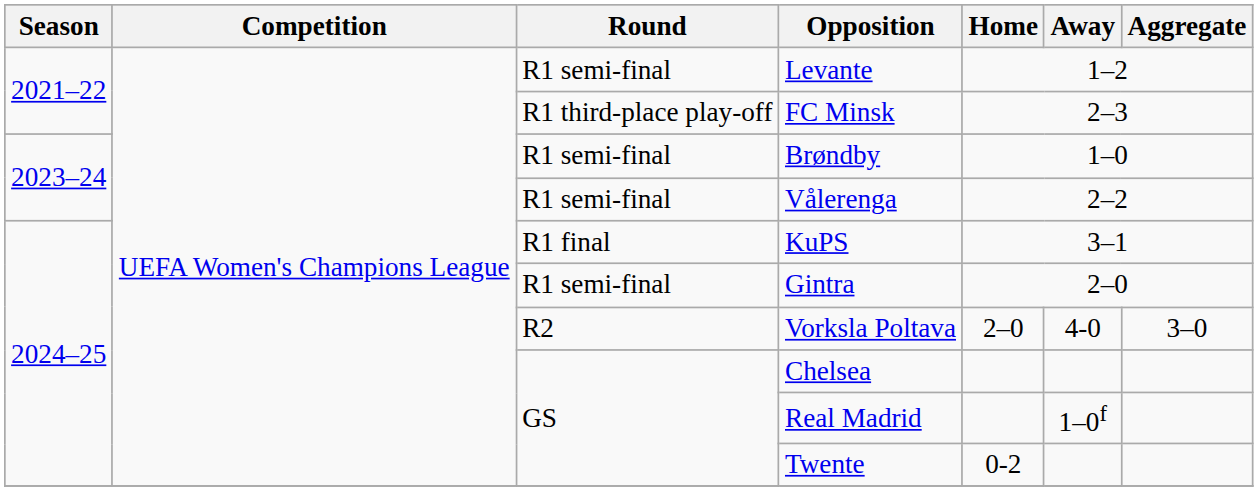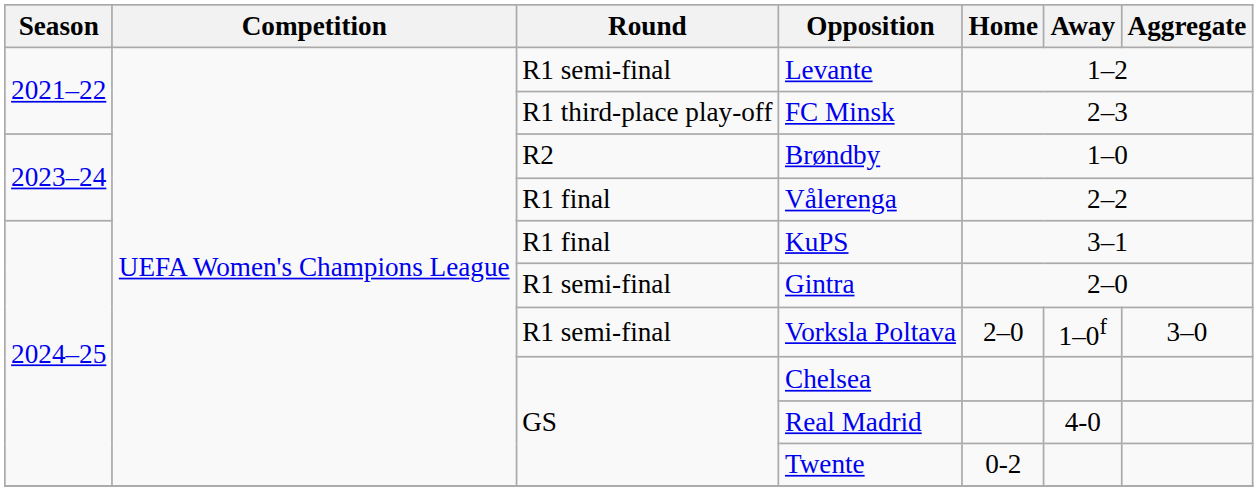(597, 155) R1 semi-final -> (538, 155) R2
(597, 198) R1 semi-final -> (566, 198) R1 final
(538, 328) R2 -> (597, 331) R1 semi-final
(1083, 328) 4-0 -> (1083, 331) 1–0f
(1083, 417) 1–0f -> (1083, 421) 4-0
